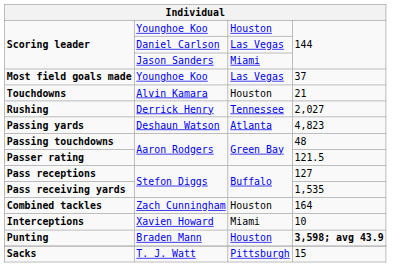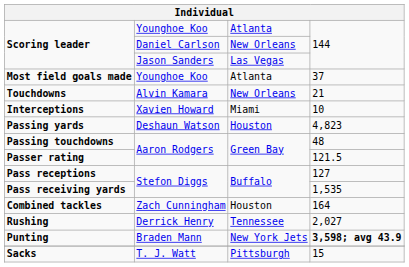(251, 29) Houston -> (251, 29) Atlanta
(257, 45) Las Vegas -> (263, 45) New Orleans
(245, 61) Miami -> (257, 61) Las Vegas
(257, 77) Las Vegas -> (251, 77) Atlanta
(251, 93) Houston -> (263, 93) New Orleans
rows swapped: (28, 109) <-> (45, 222)
(251, 125) Atlanta -> (251, 125) Houston
(251, 238) Houston -> (269, 238) New York Jets
